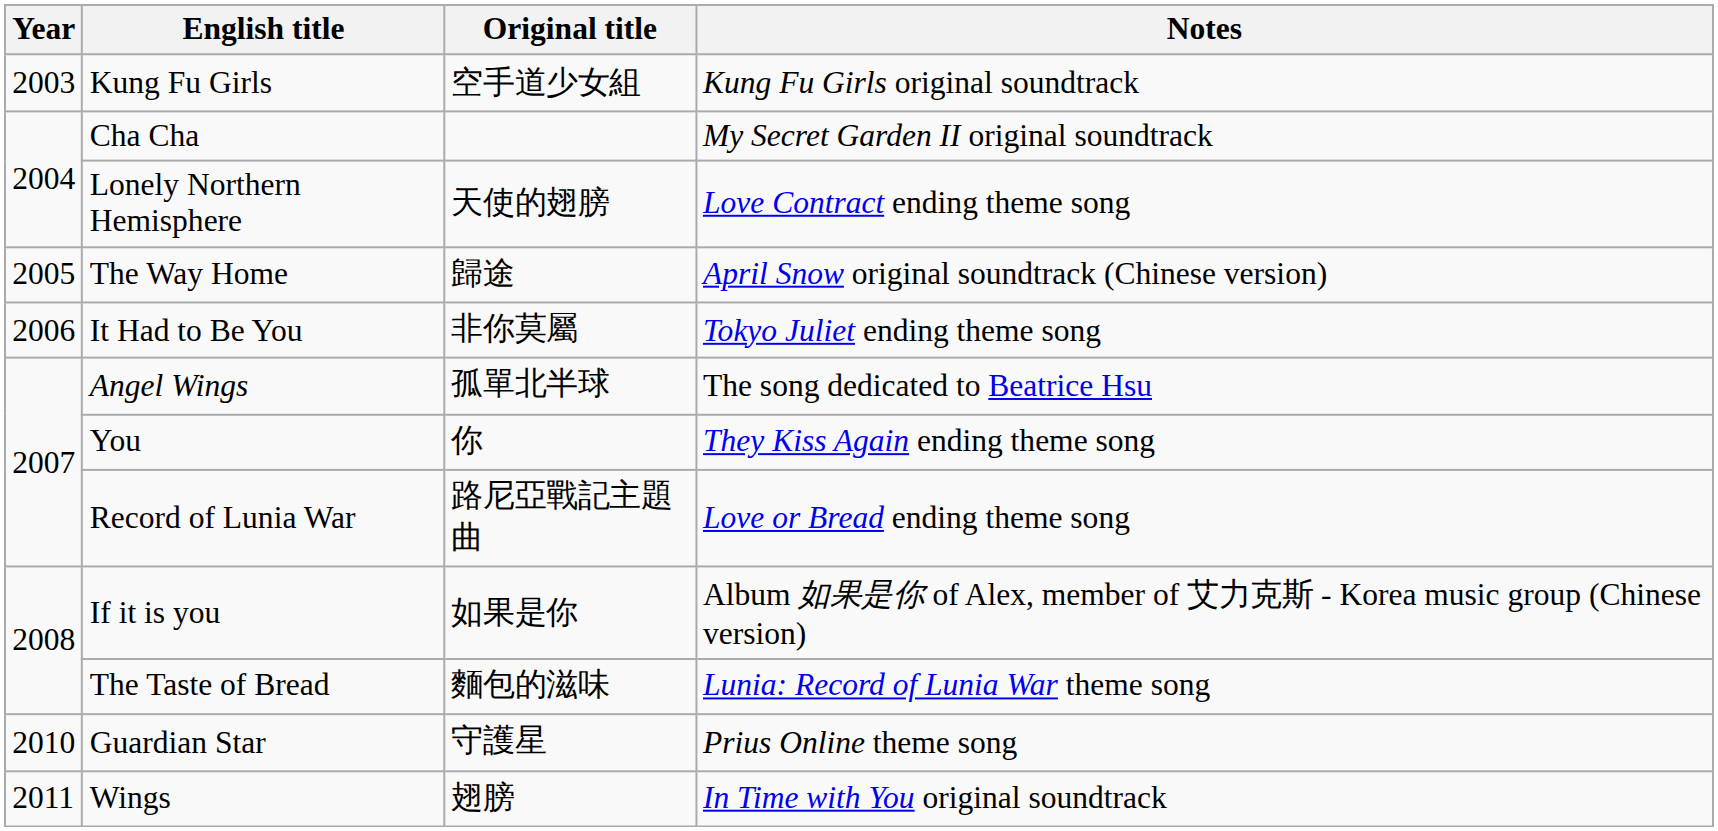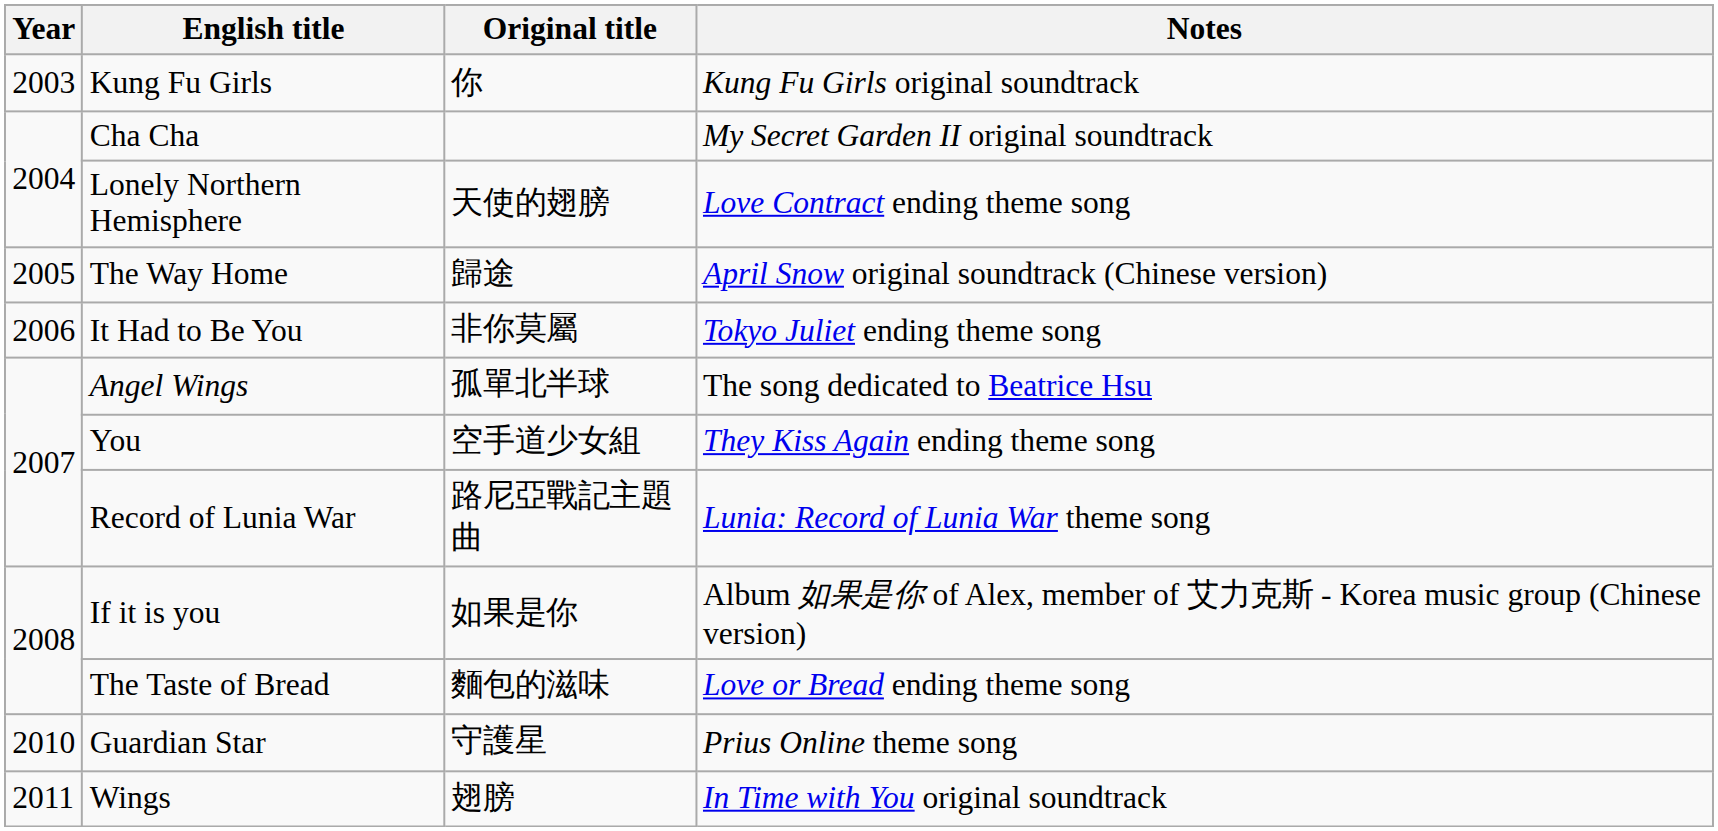(546, 81) 空手道少女組 -> (467, 81) 你
(467, 440) 你 -> (546, 440) 空手道少女組
(916, 518) Love or Bread ending theme song -> (957, 518) Lunia: Record of Lunia War theme song
(957, 685) Lunia: Record of Lunia War theme song -> (916, 685) Love or Bread ending theme song
